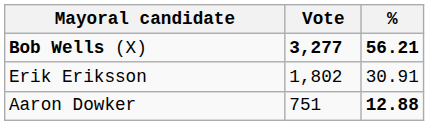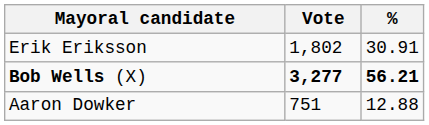rows swapped: (78, 48) <-> (78, 77)
(392, 106) bold -> (392, 106) normal
